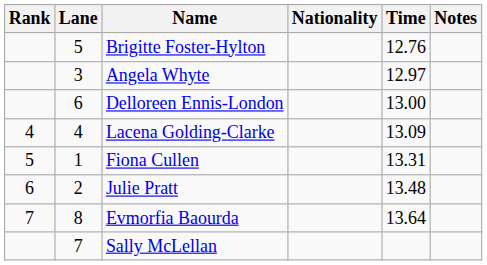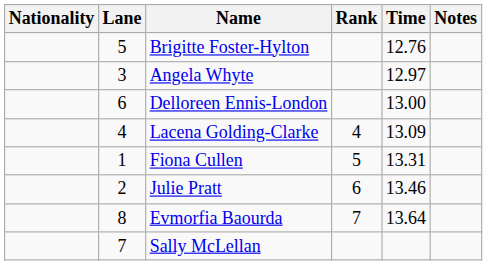columns swapped: (30, 18) <-> (335, 18)
(406, 189) 13.48 -> (406, 189) 13.46
